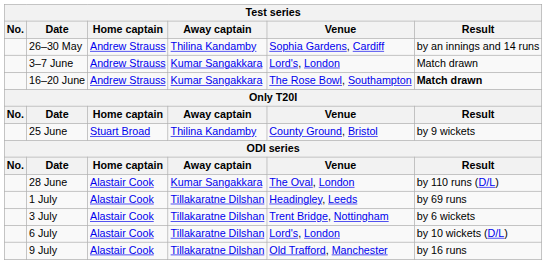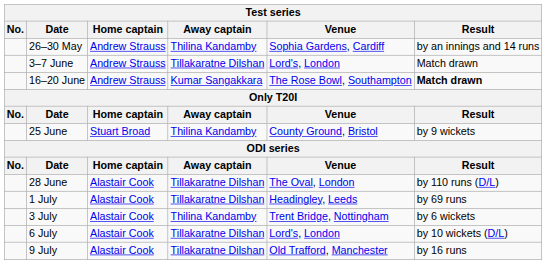(216, 64) Kumar Sangakkara -> (217, 64) Tillakaratne Dilshan
(216, 183) Kumar Sangakkara -> (217, 183) Tillakaratne Dilshan
(217, 217) Tillakaratne Dilshan -> (214, 217) Thilina Kandamby
